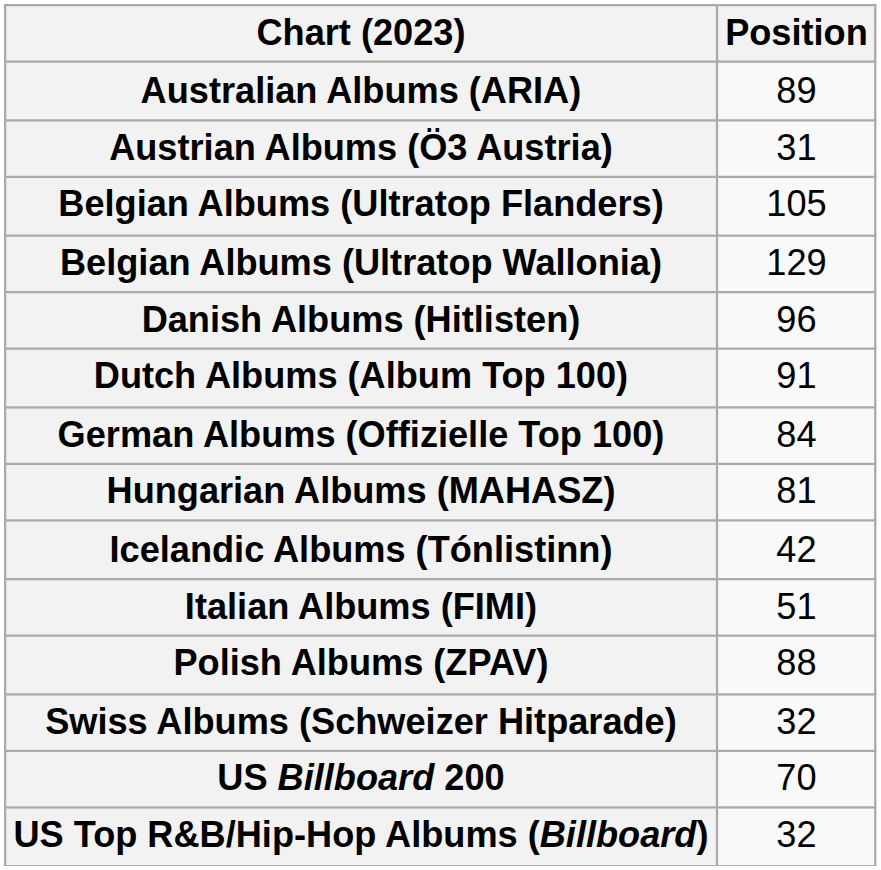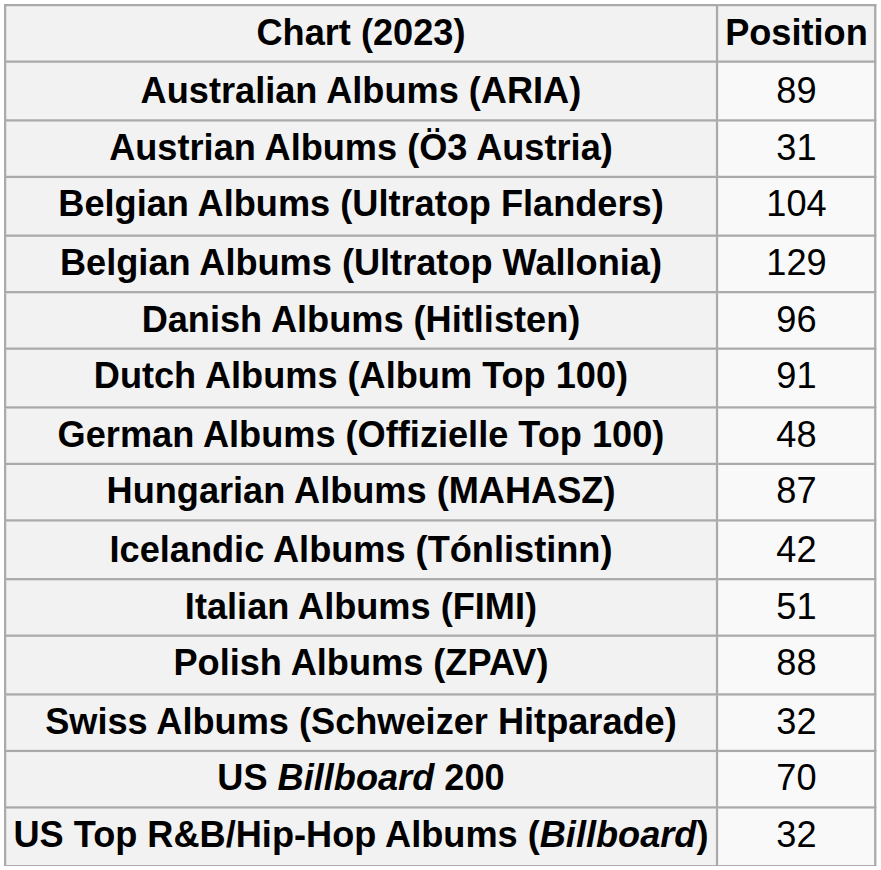(796, 205) 105 -> (796, 205) 104
(796, 434) 84 -> (796, 434) 48
(796, 491) 81 -> (796, 491) 87
